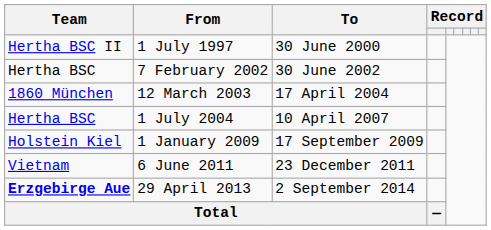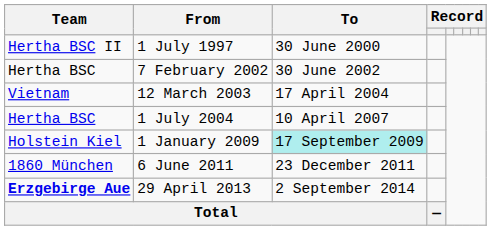(60, 95) 1860 München -> (39, 95) Vietnam
(350, 142) no background -> (350, 142) paleturquoise background
(39, 166) Vietnam -> (60, 166) 1860 München
